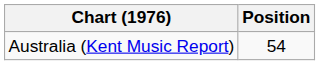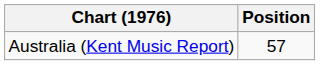(276, 45) 54 -> (276, 45) 57
